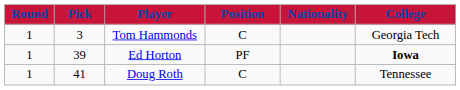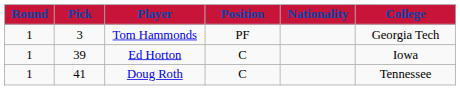(243, 34) C -> (243, 34) PF
(243, 54) PF -> (243, 54) C
(406, 54) bold -> (406, 54) normal
